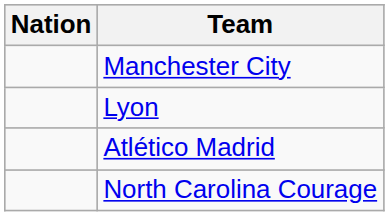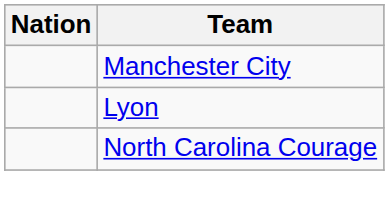- row: (189, 148)
